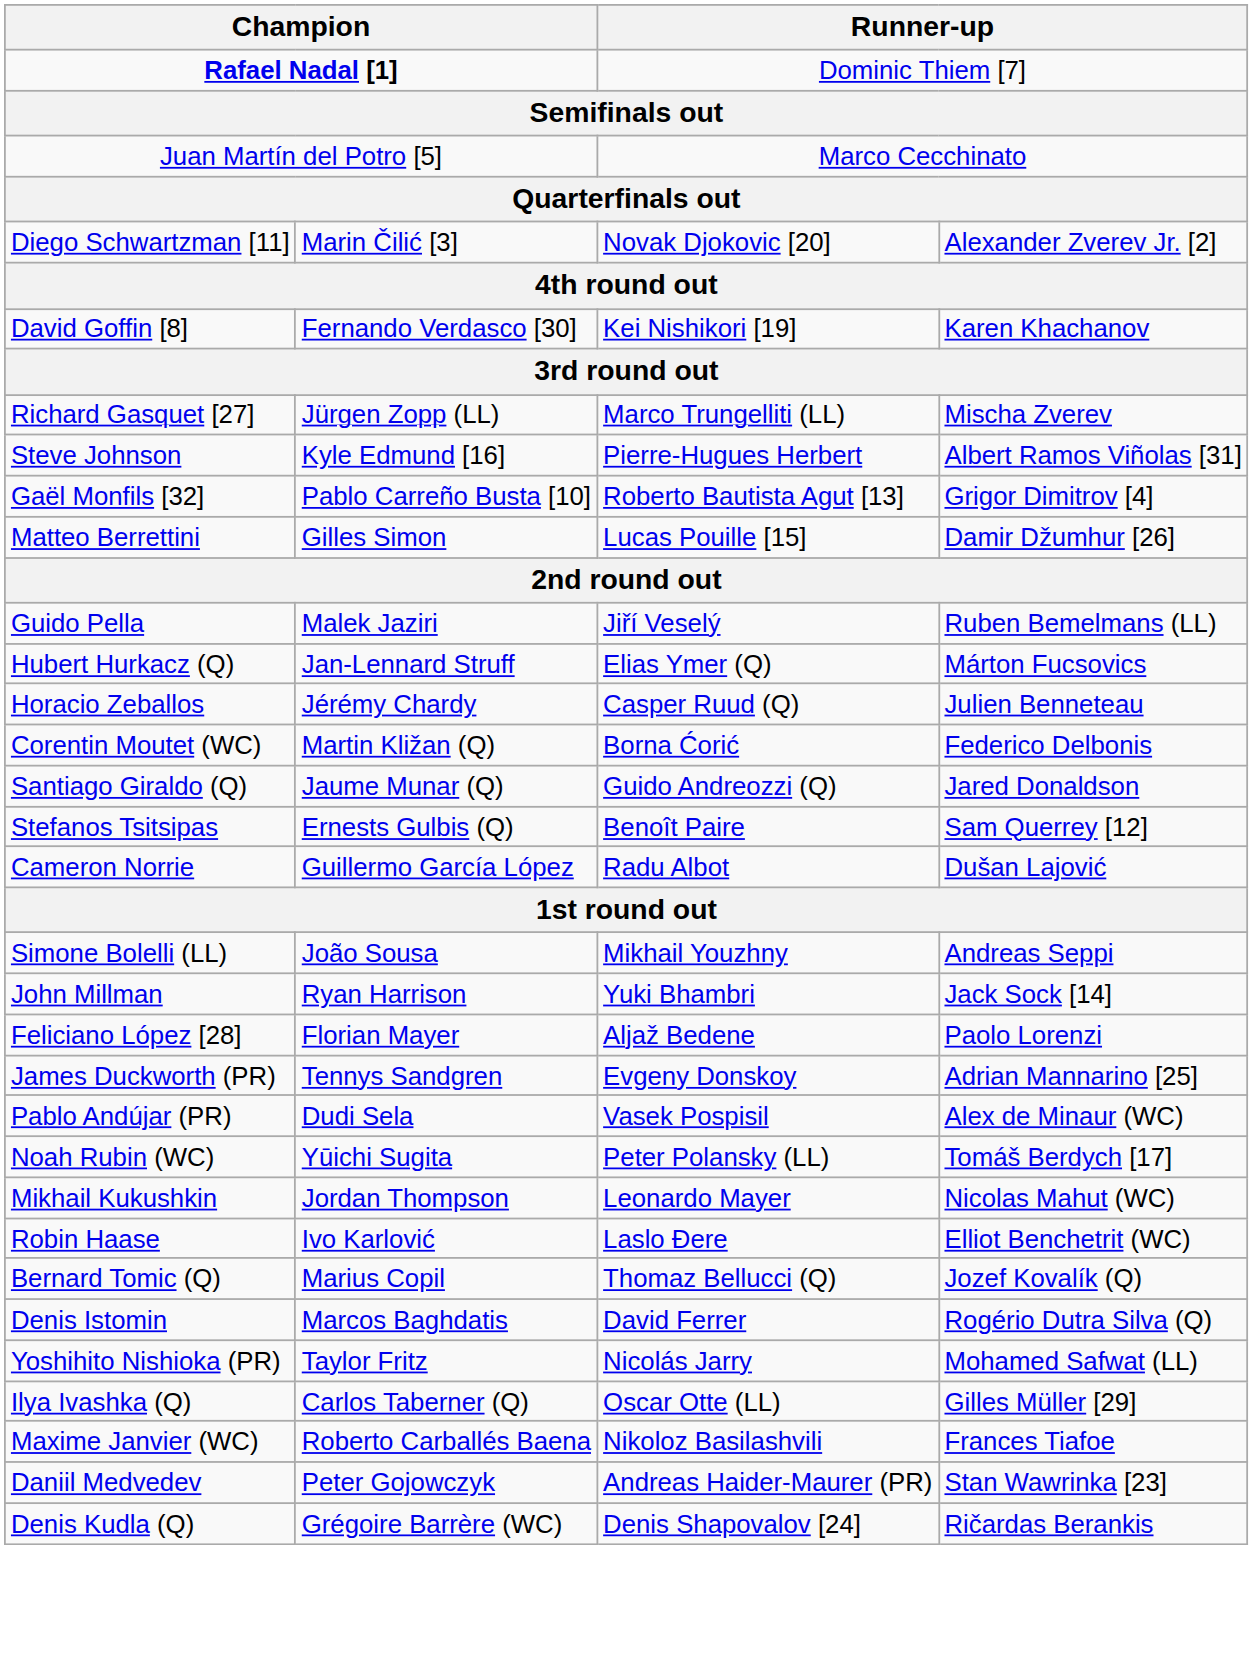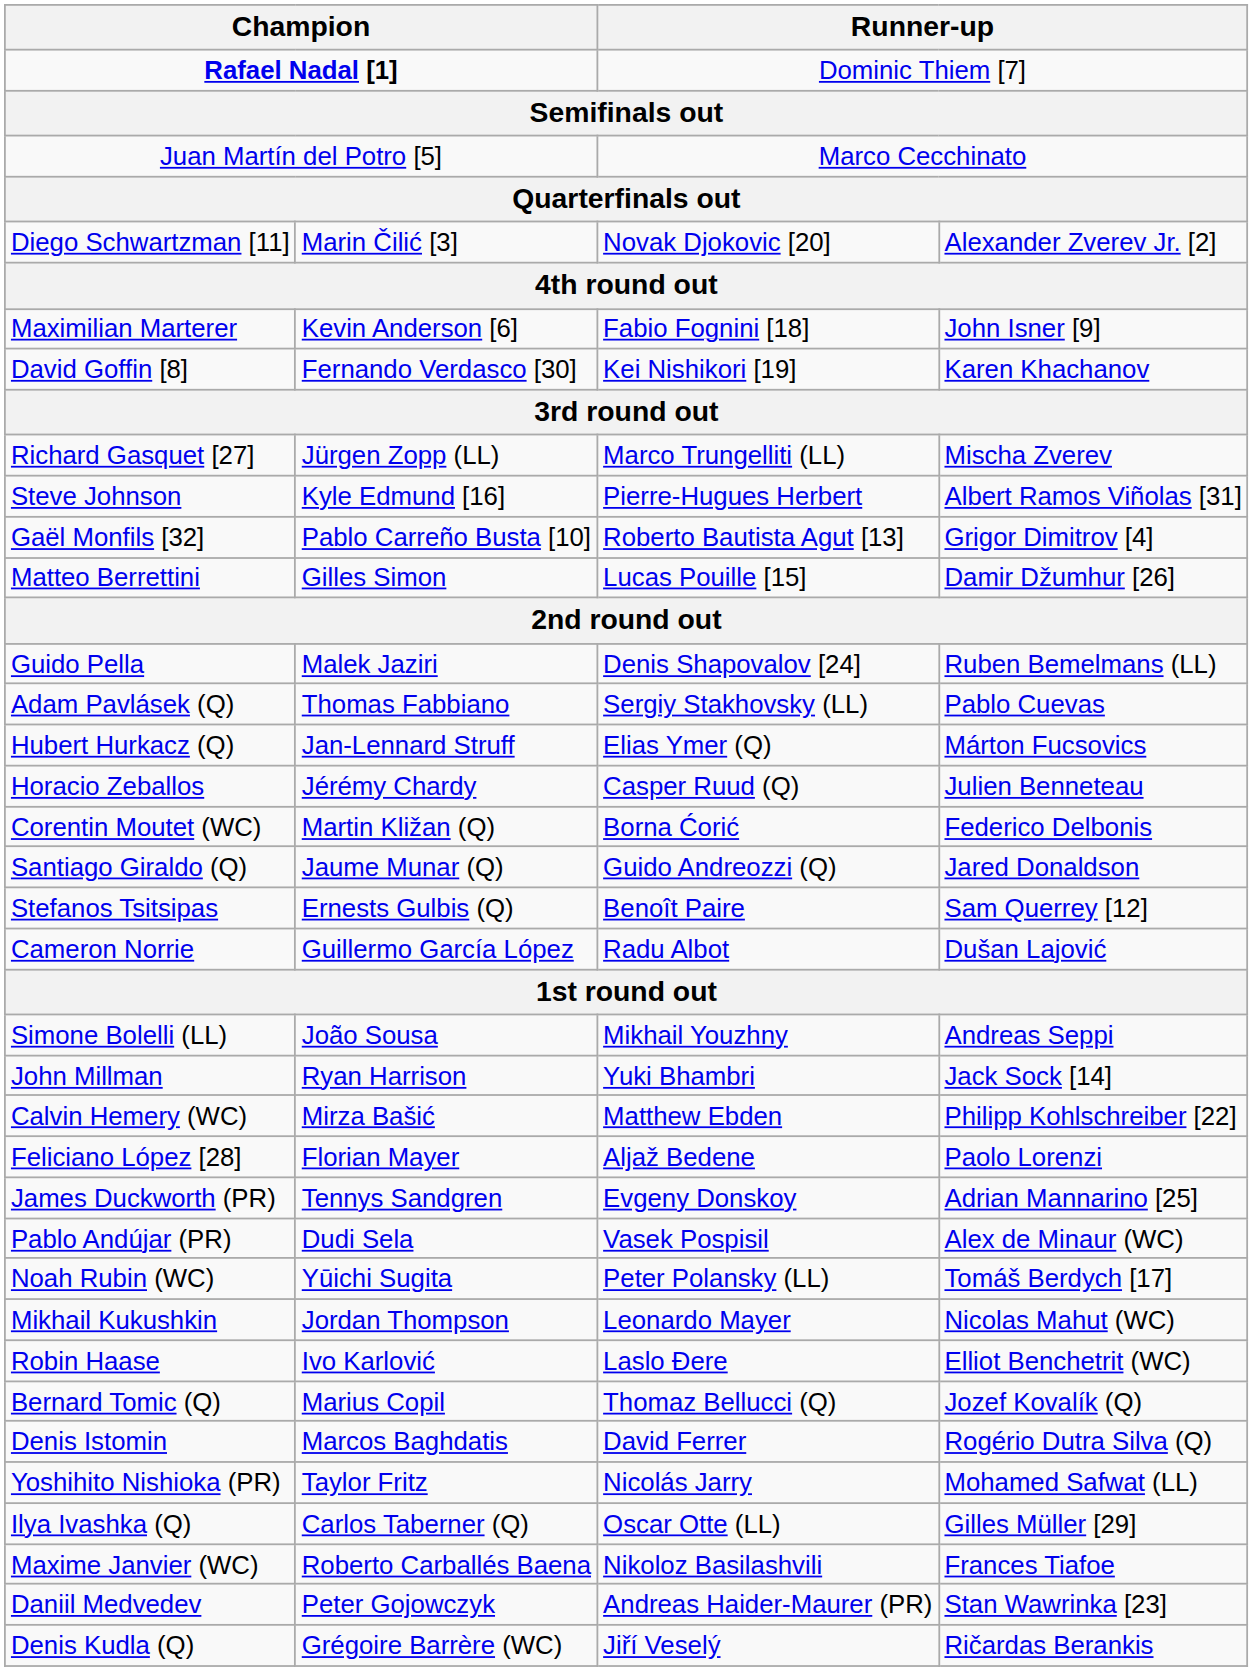+ row: (124, 329)
(662, 623) Jiří Veselý -> (732, 664) Denis Shapovalov [24]
+ row: (123, 705)
+ row: (129, 1117)
(732, 1524) Denis Shapovalov [24] -> (662, 1646) Jiří Veselý
